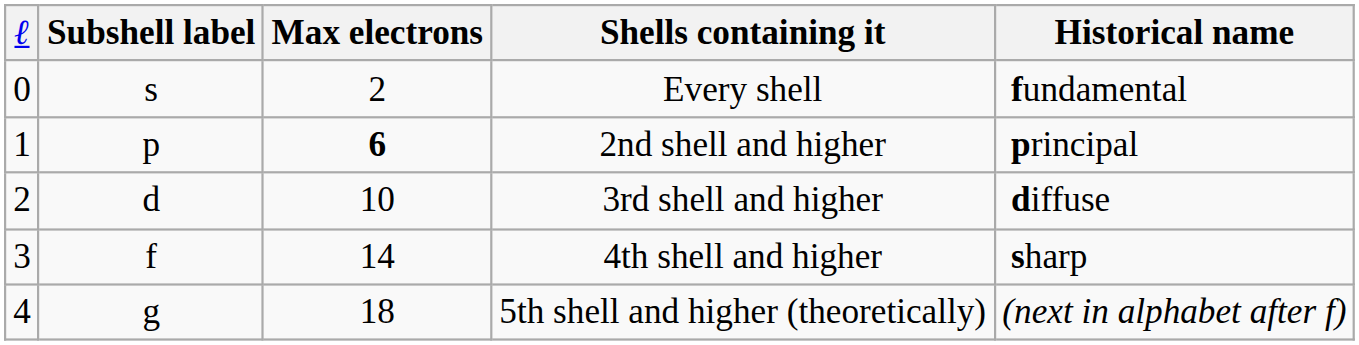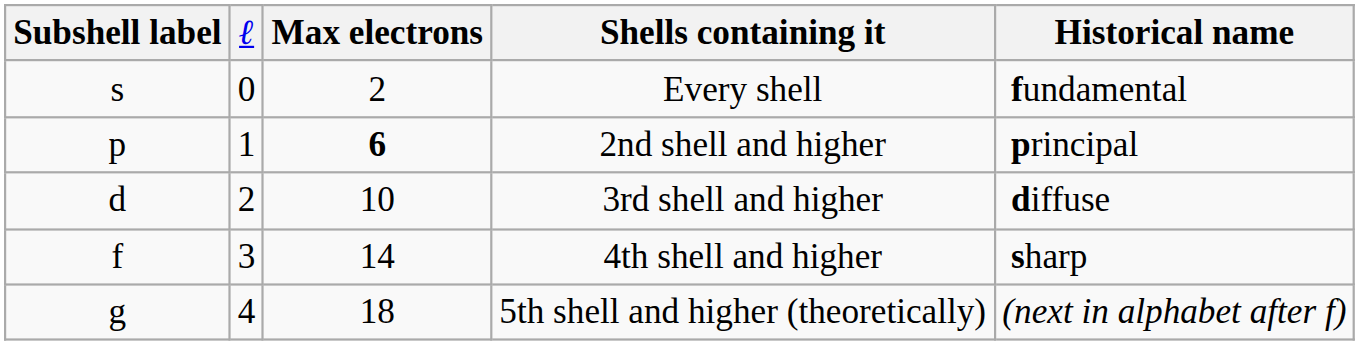columns swapped: (151, 32) <-> (22, 32)
